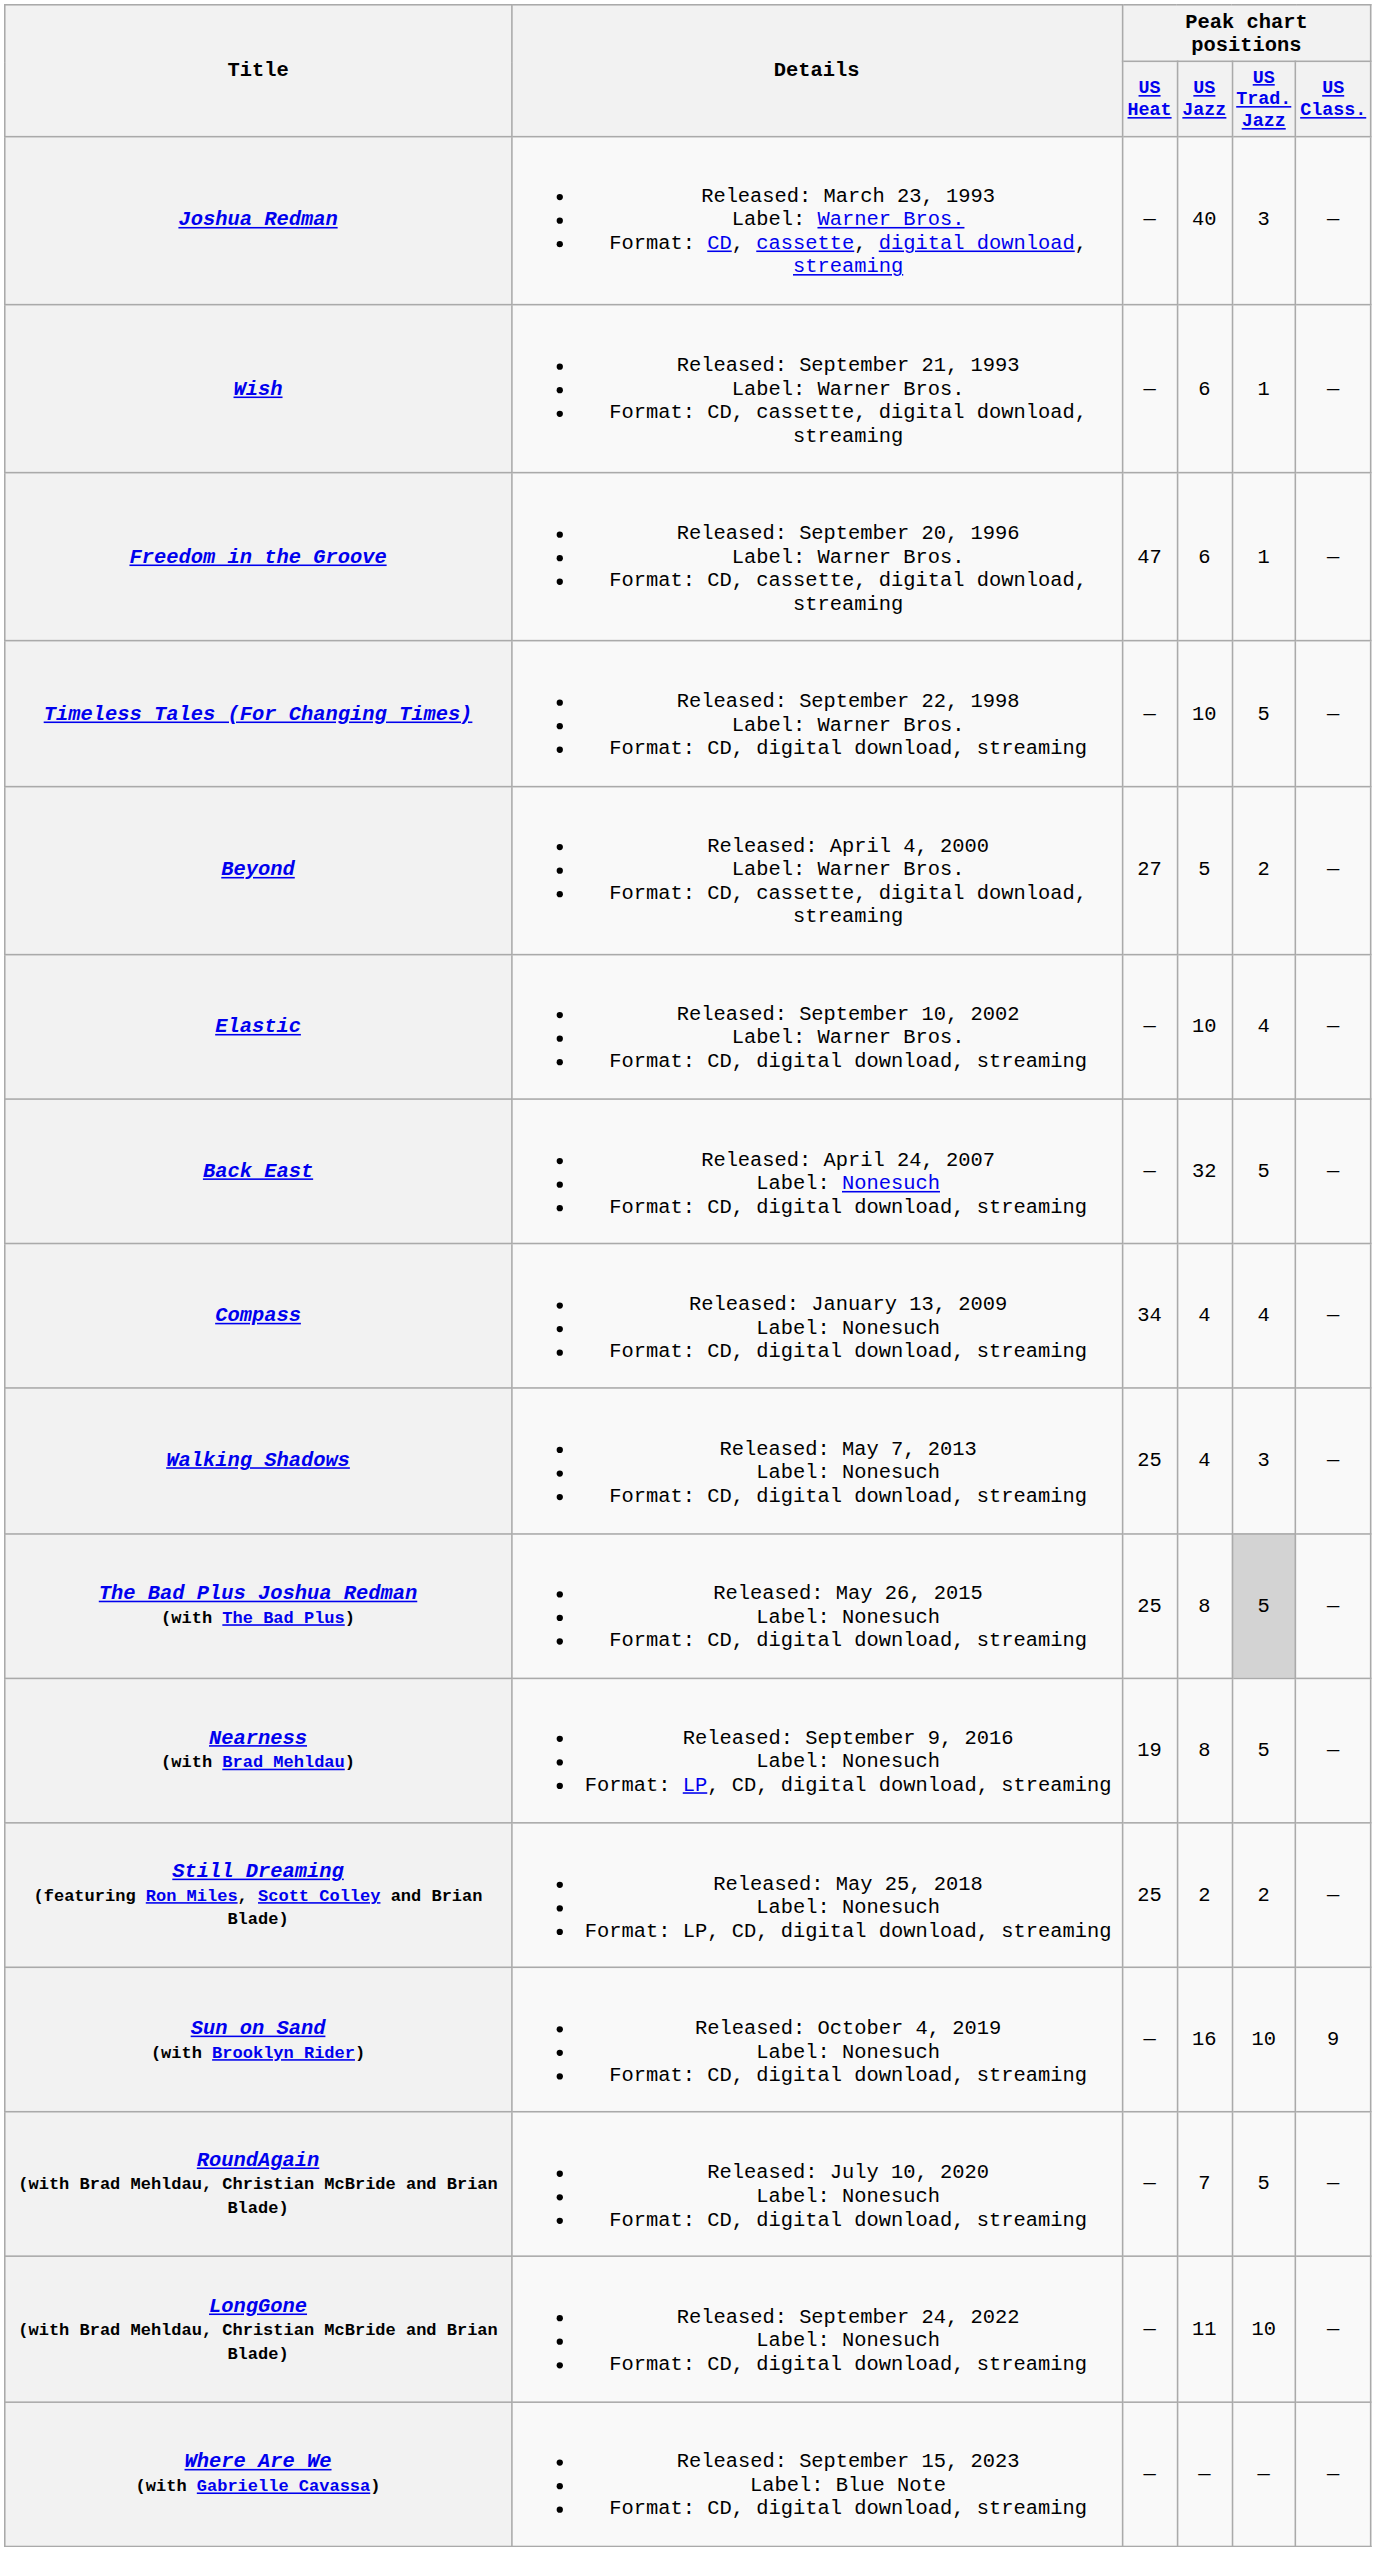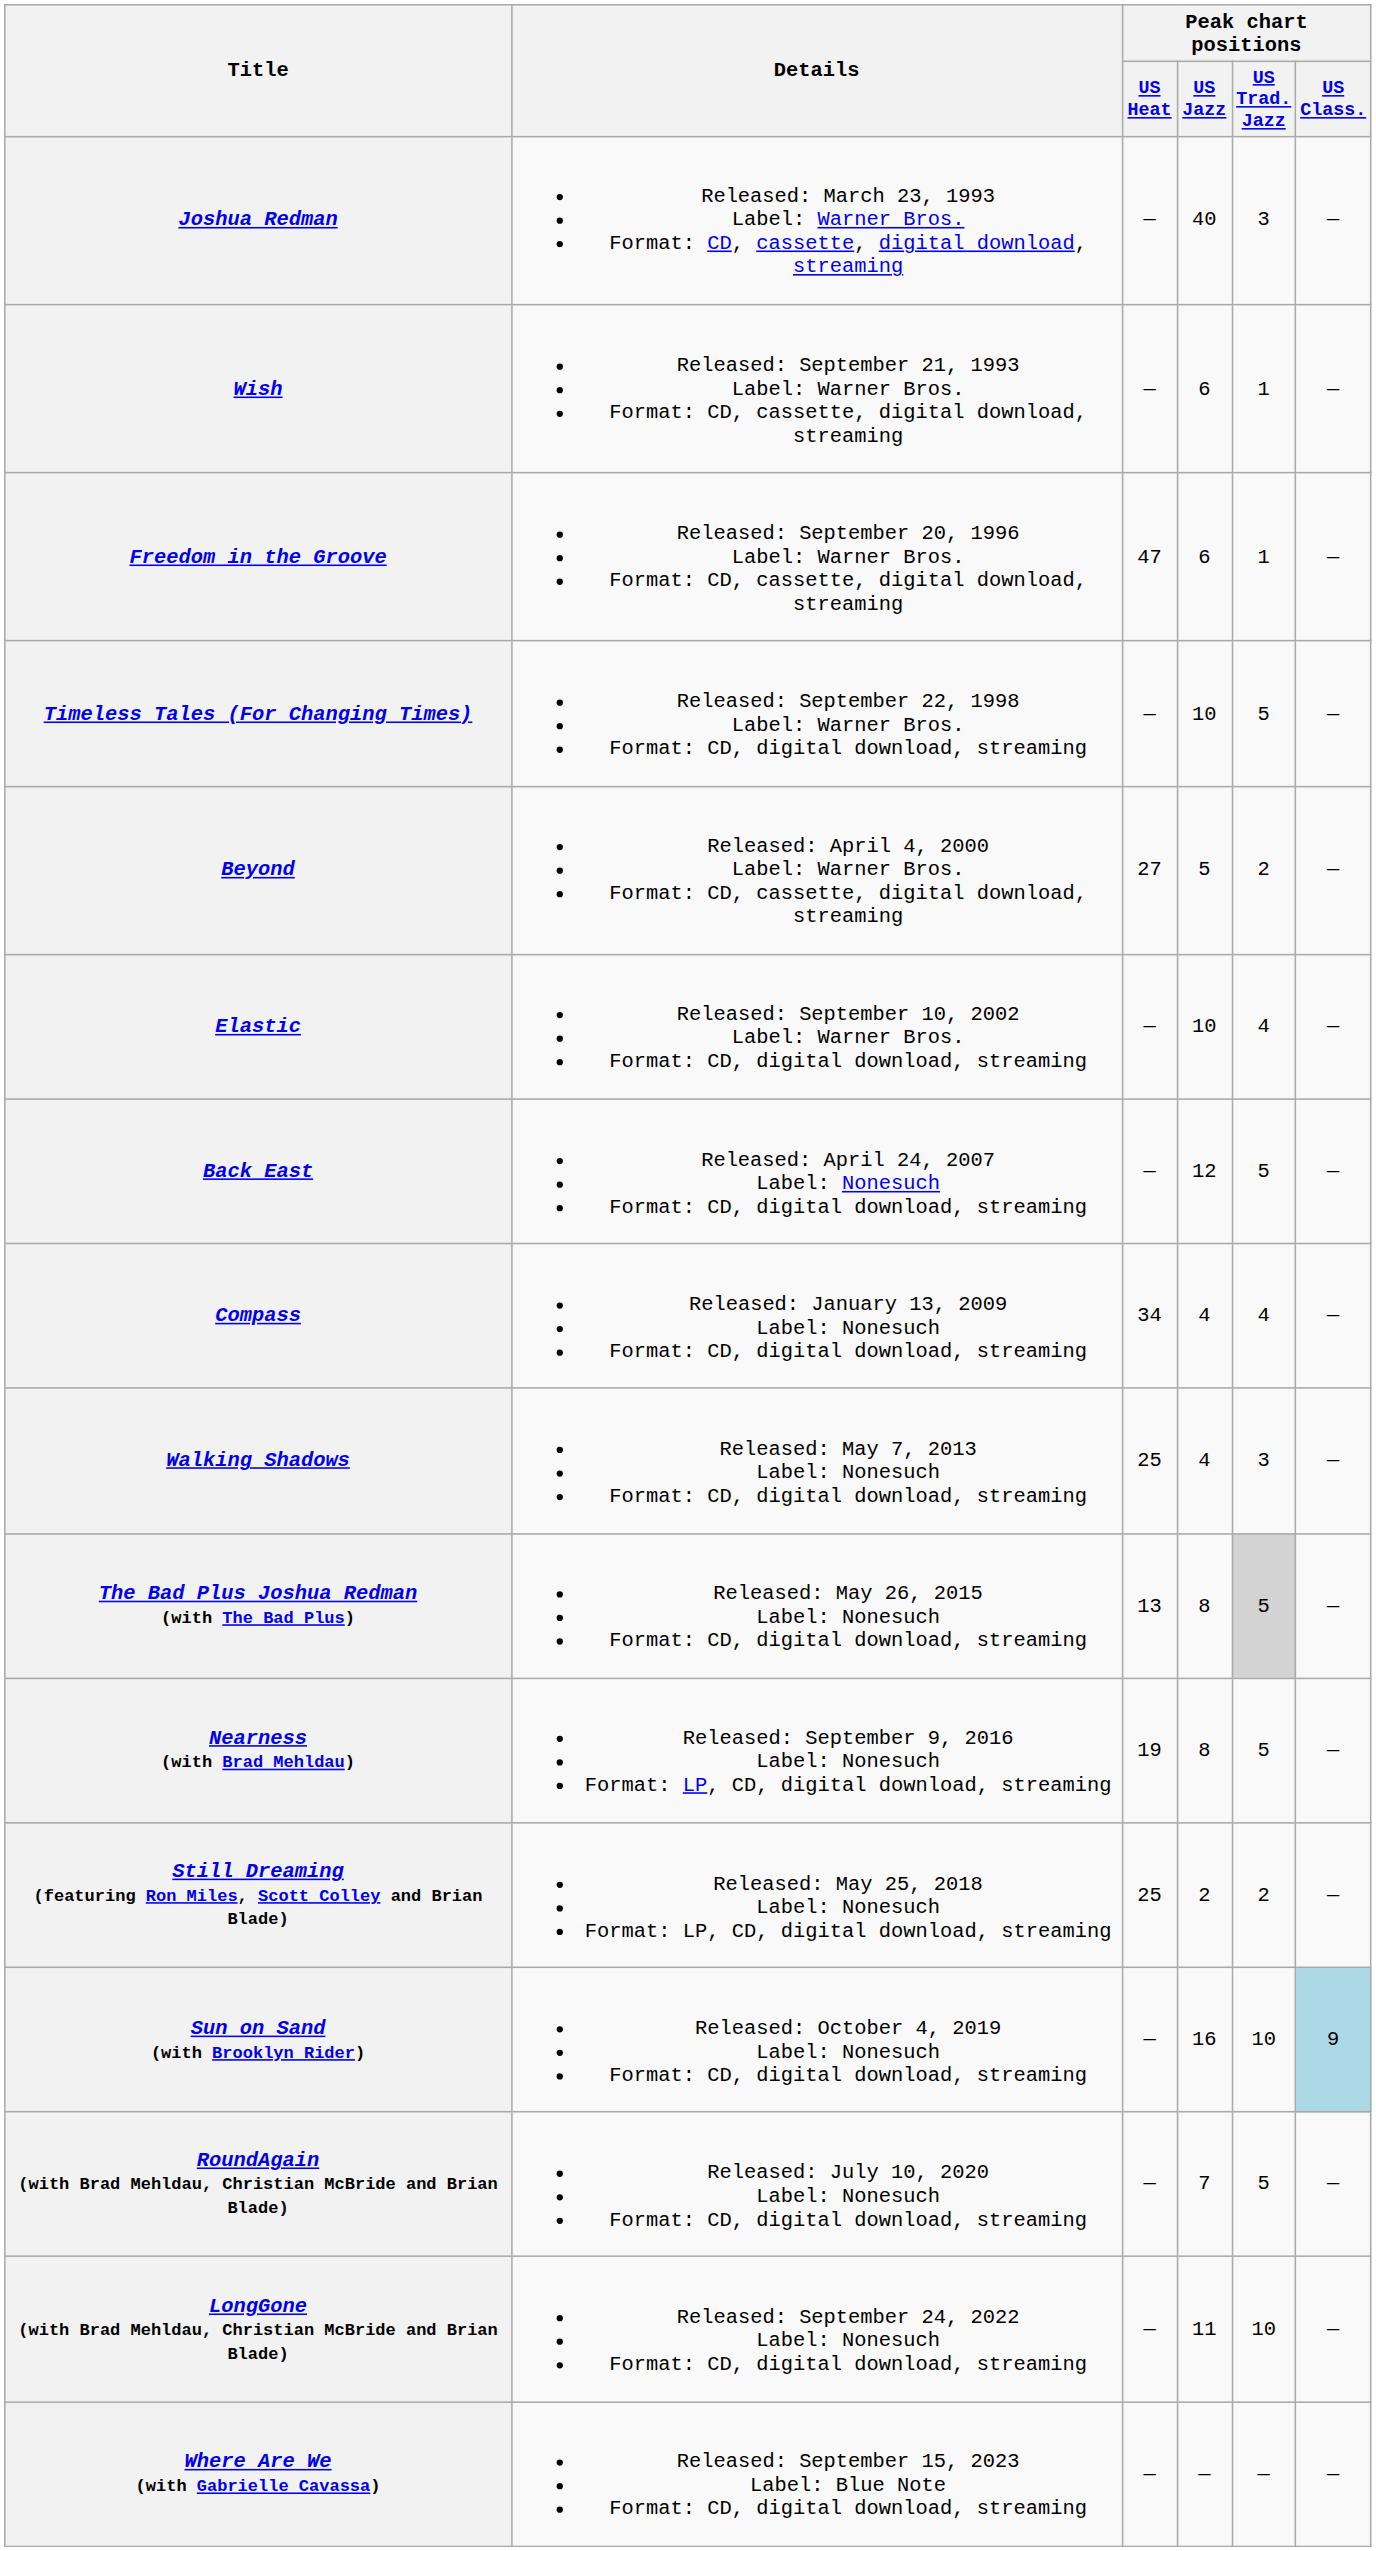(1204, 1171) 32 -> (1204, 1171) 12
(1150, 1606) 25 -> (1150, 1606) 13
(1333, 2040) no background -> (1333, 2040) lightblue background
